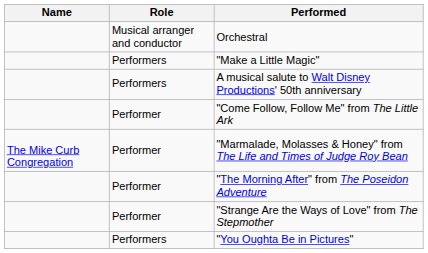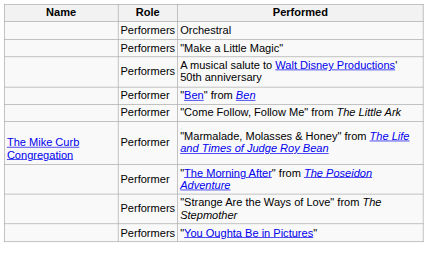(153, 36) Musical arranger and conductor -> (148, 30) Performers
+ row: (218, 95)
(136, 216) Performer -> (148, 209) Performers
